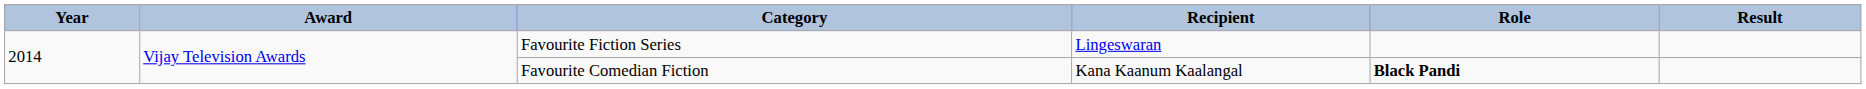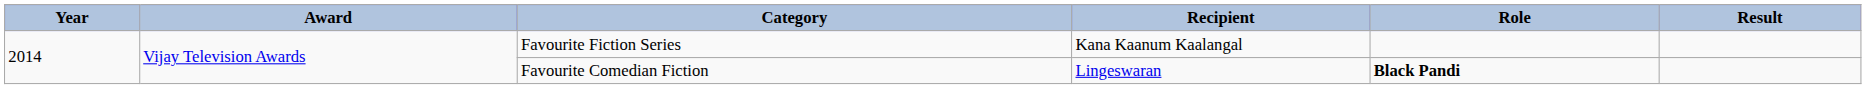(1118, 44) Lingeswaran -> (1159, 44) Kana Kaanum Kaalangal
(1159, 70) Kana Kaanum Kaalangal -> (1118, 70) Lingeswaran
